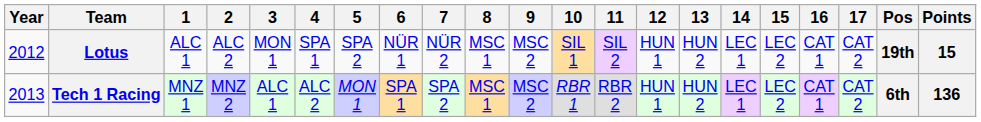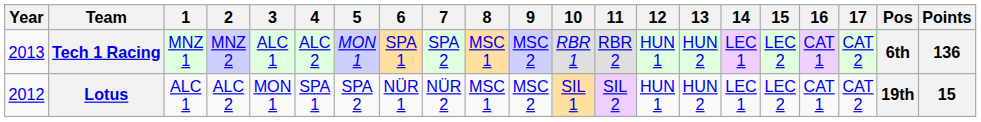rows swapped: (106, 51) <-> (106, 95)
